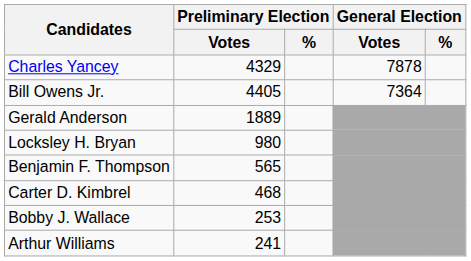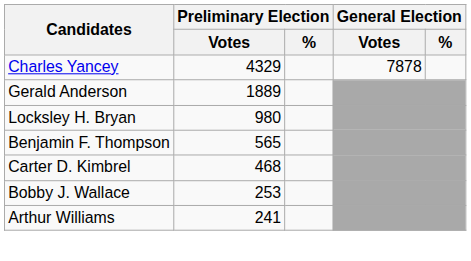- row: (56, 92)
